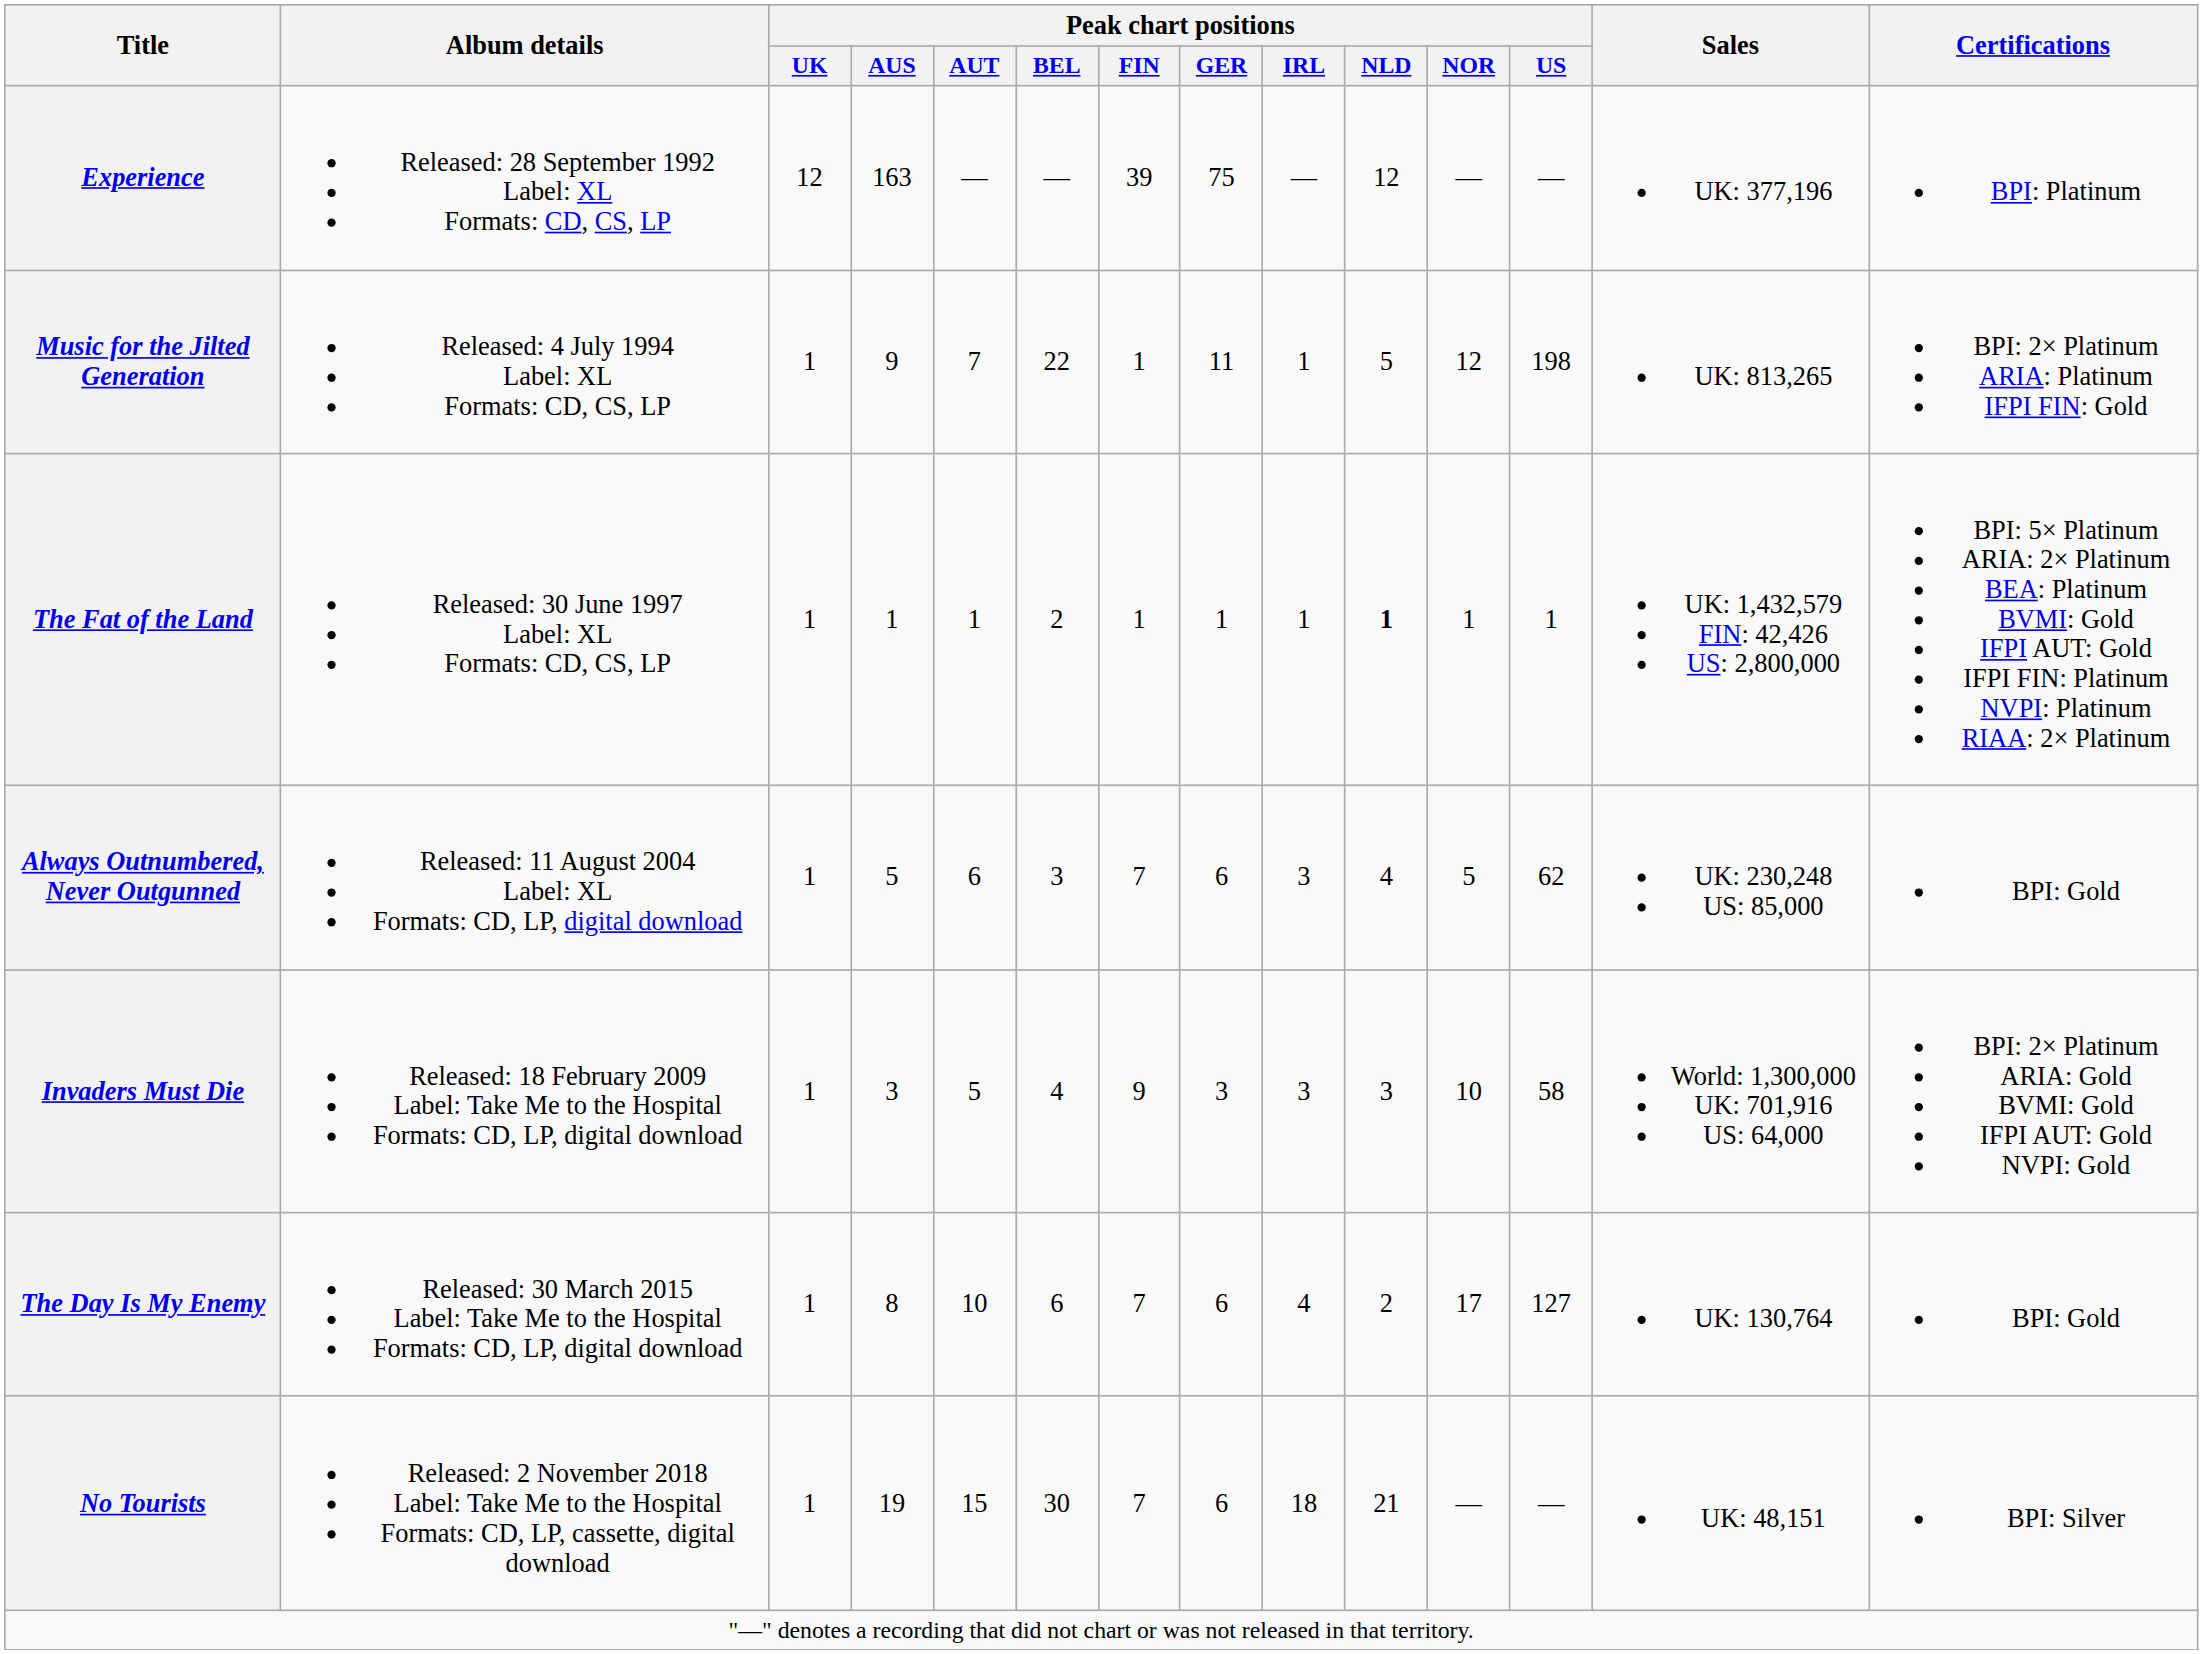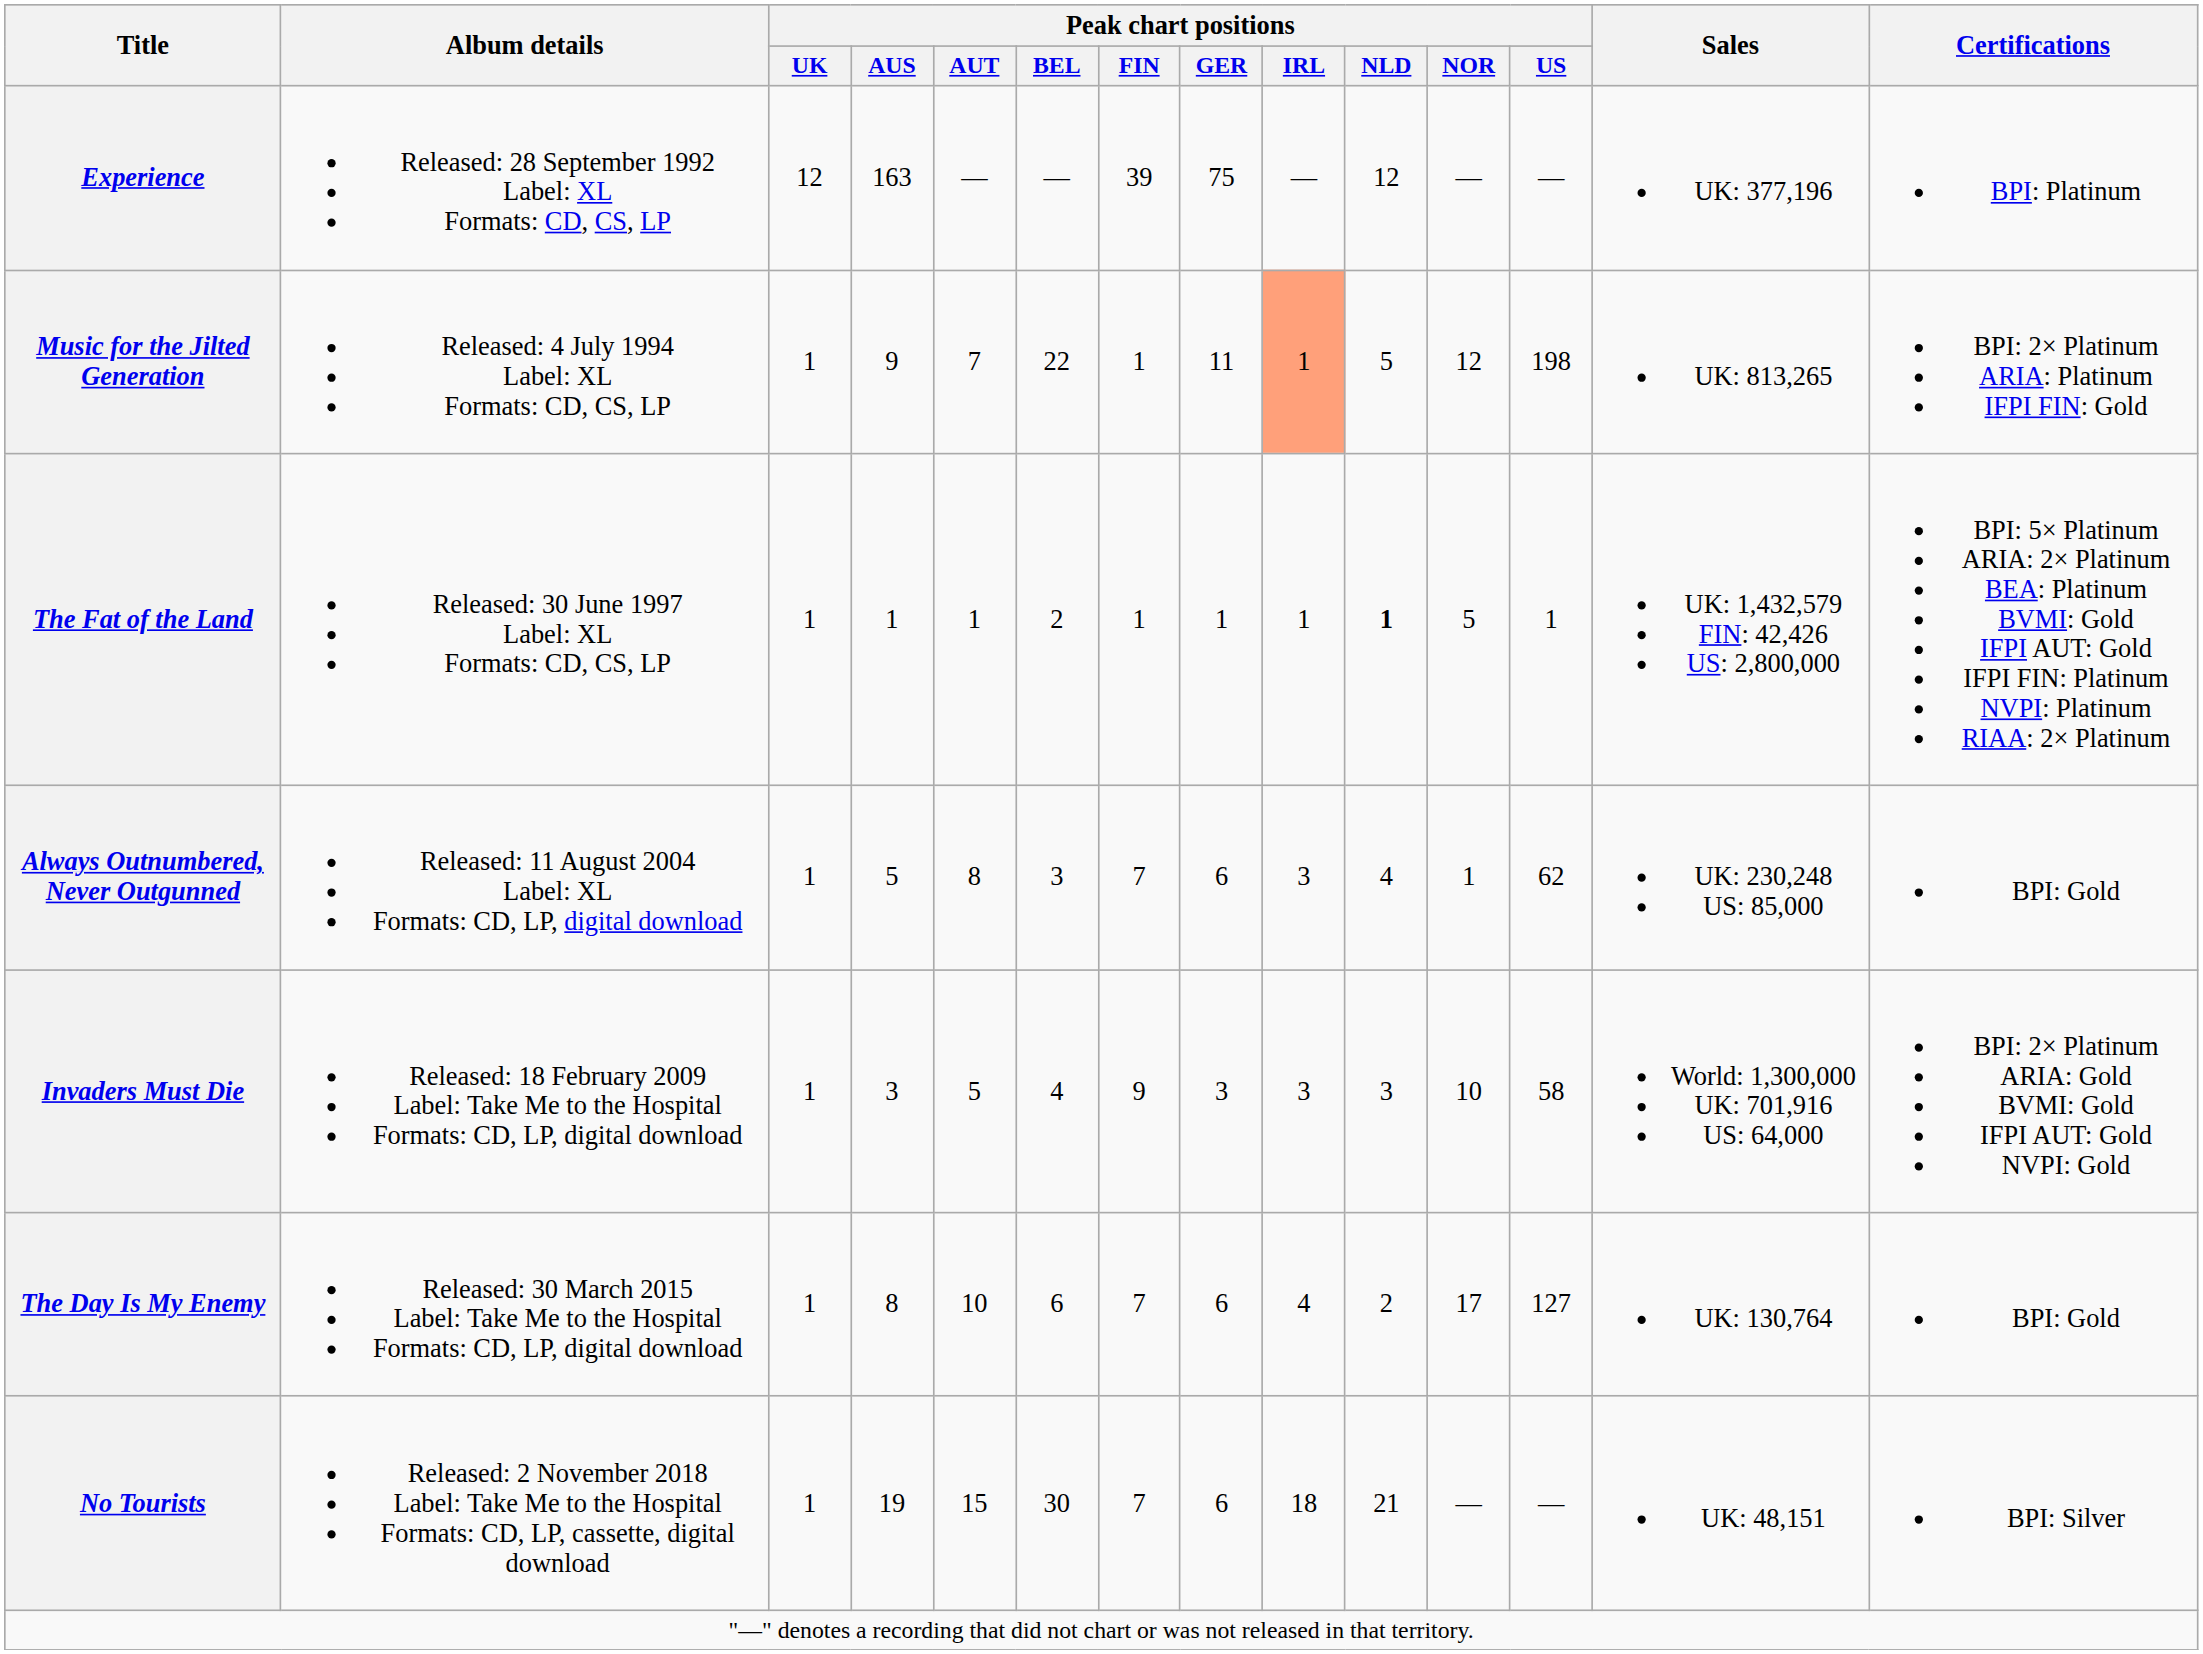(1304, 361) no background -> (1304, 361) lightsalmon background
(1469, 619) 1 -> (1469, 619) 5
(974, 877) 6 -> (974, 877) 8
(1469, 877) 5 -> (1469, 877) 1
